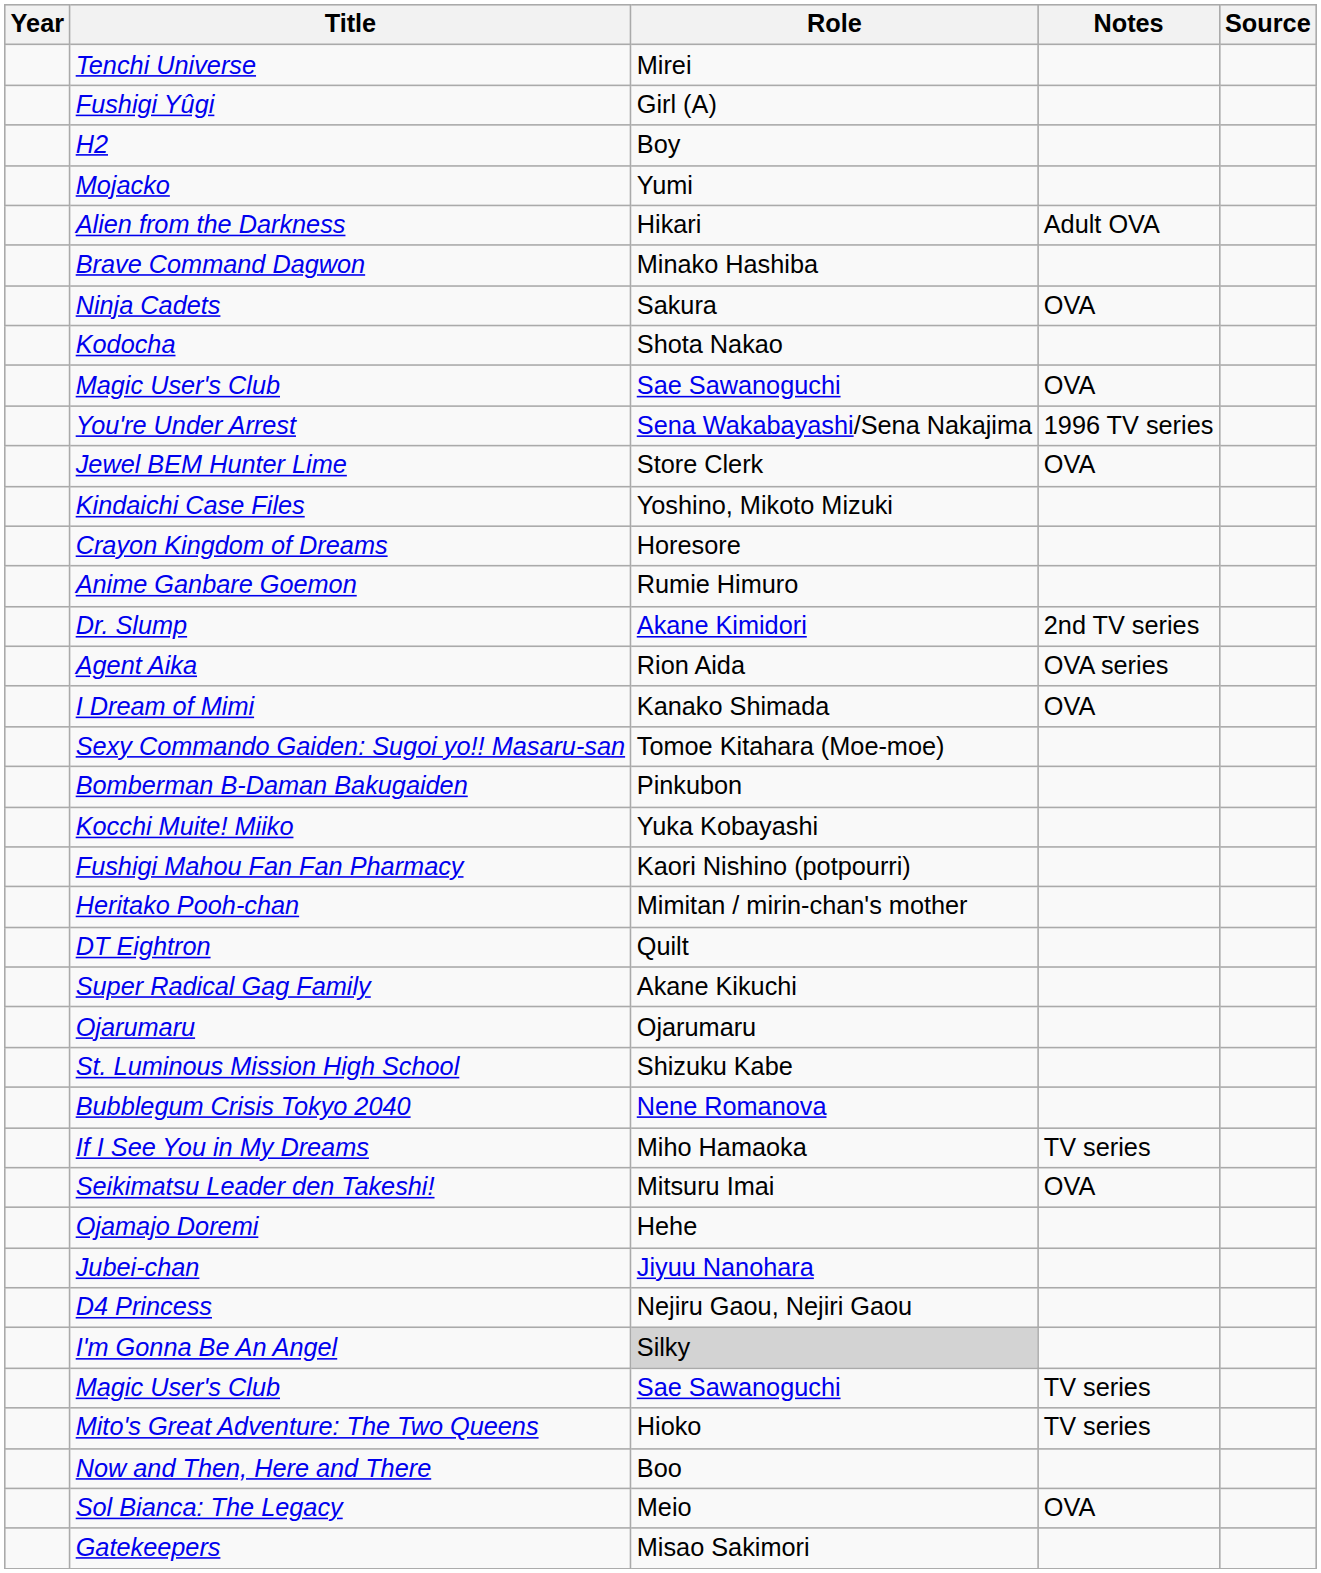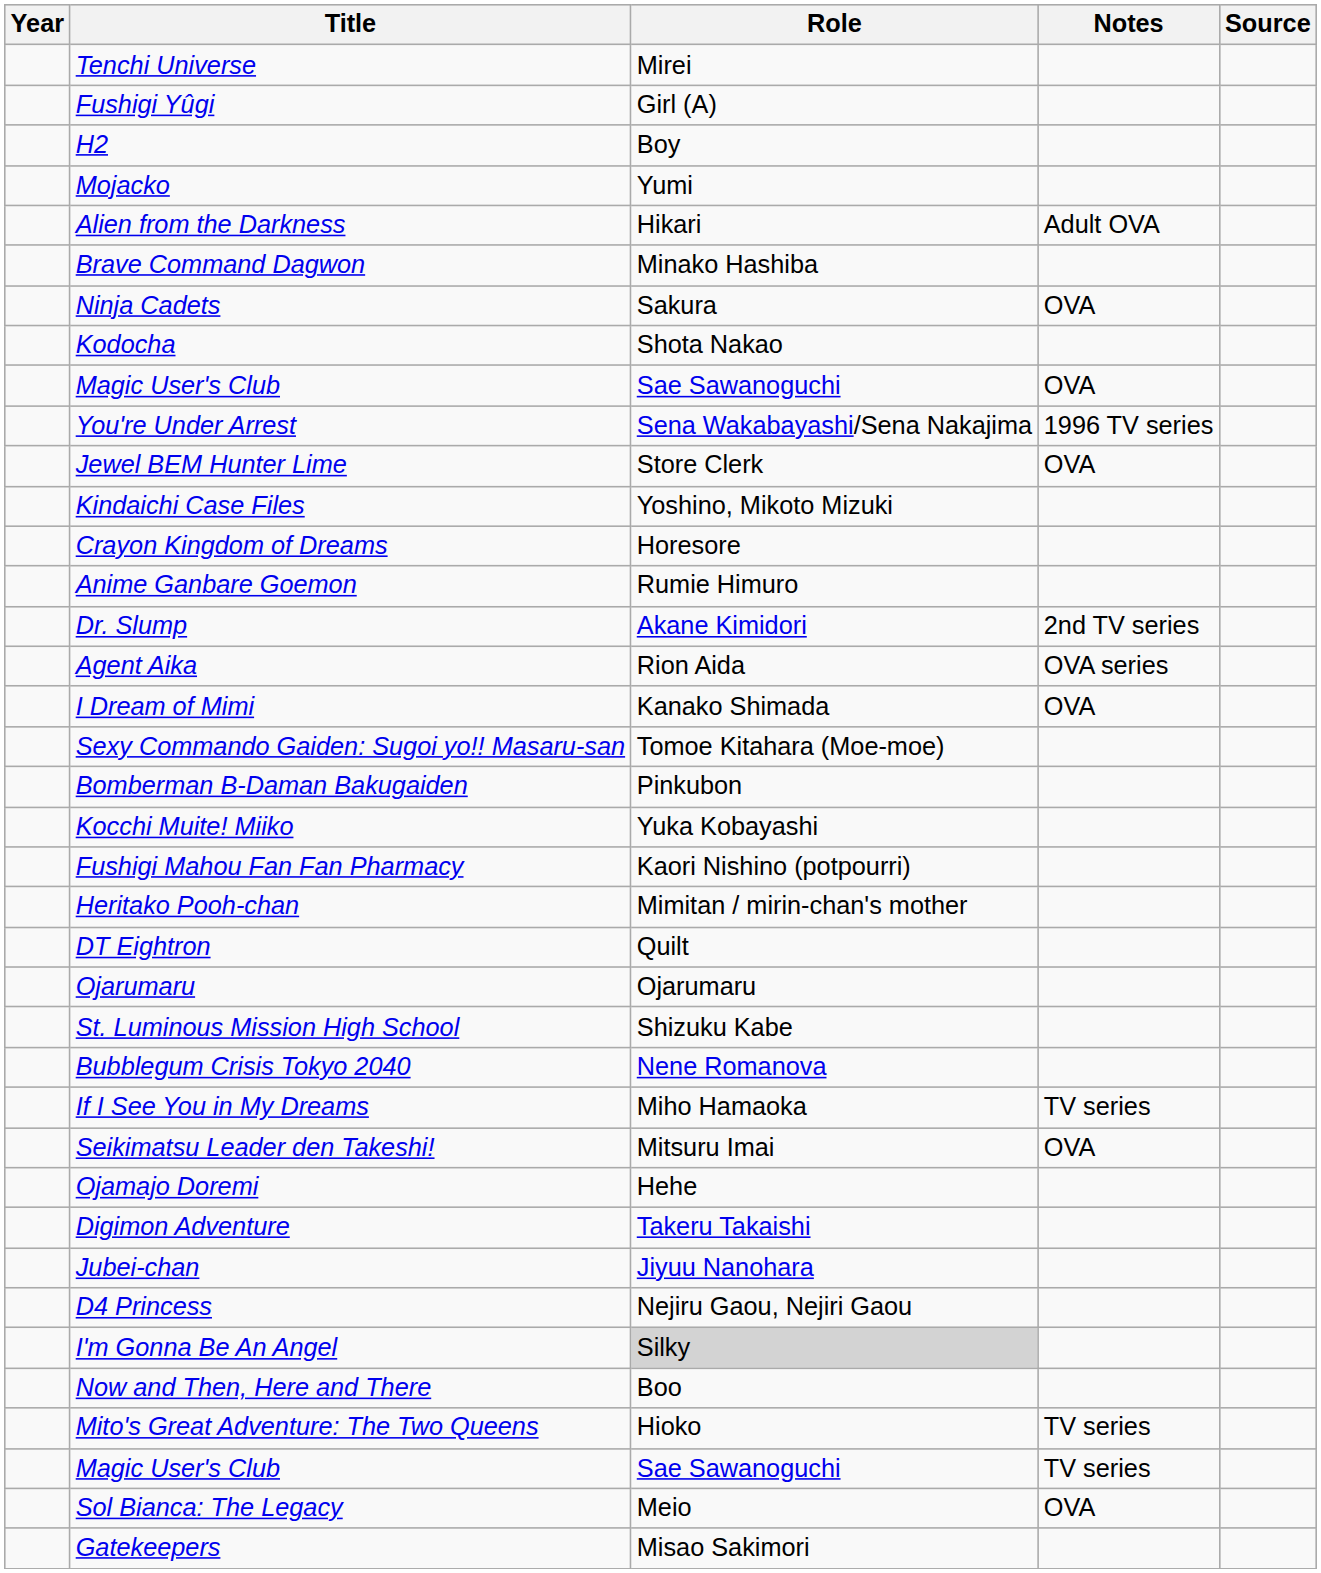- row: (223, 986)
+ row: (183, 1227)
rows swapped: (178, 1387) <-> (253, 1467)
